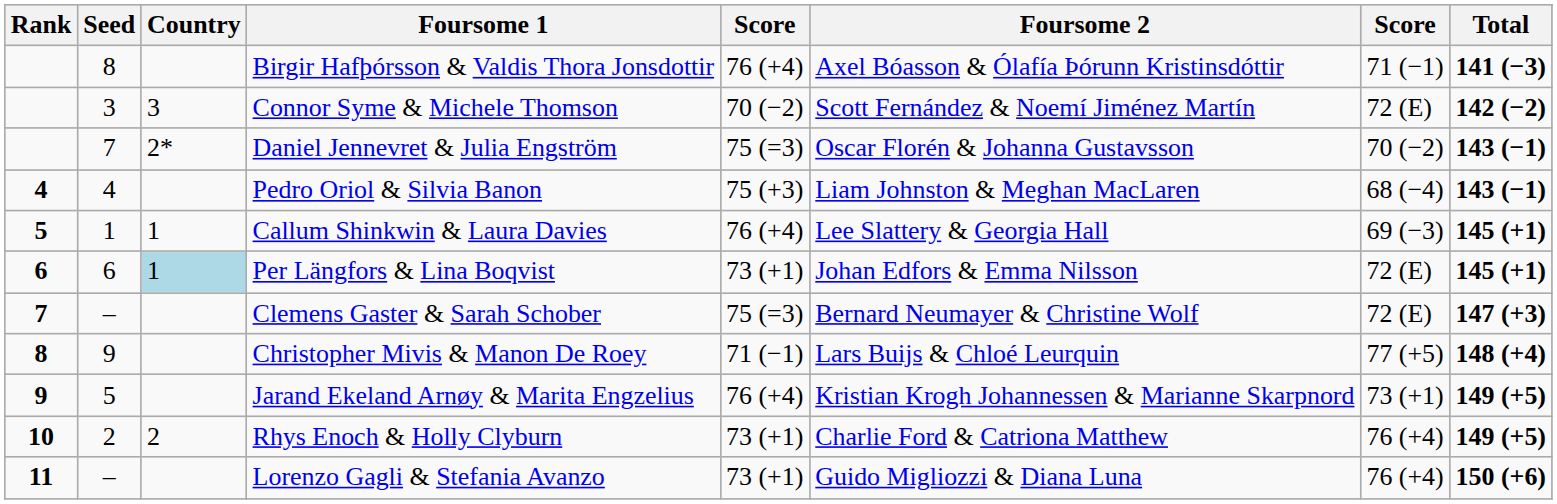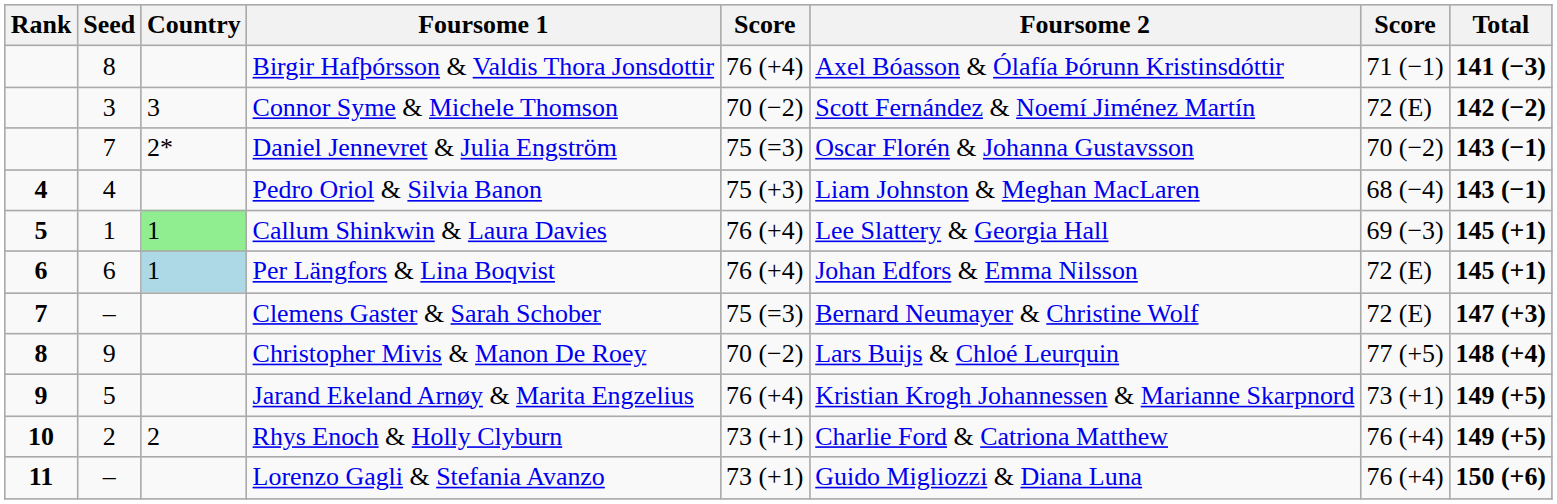(154, 230) no background -> (154, 230) lightgreen background
(765, 271) 73 (+1) -> (765, 271) 76 (+4)
(765, 353) 71 (−1) -> (765, 353) 70 (−2)
